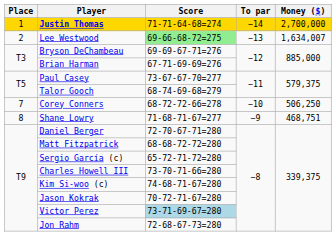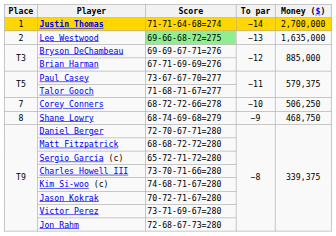(303, 38) 1,634,007 -> (303, 38) 1,635,000
(184, 91) 68-74-69-68=279 -> (184, 91) 71-68-71-67=277
(184, 118) 71-68-71-67=277 -> (184, 118) 68-74-69-68=279
(303, 118) 468,751 -> (303, 118) 468,750
(184, 211) lightblue background -> (184, 211) no background
